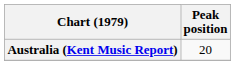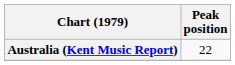(206, 49) 20 -> (206, 49) 22
